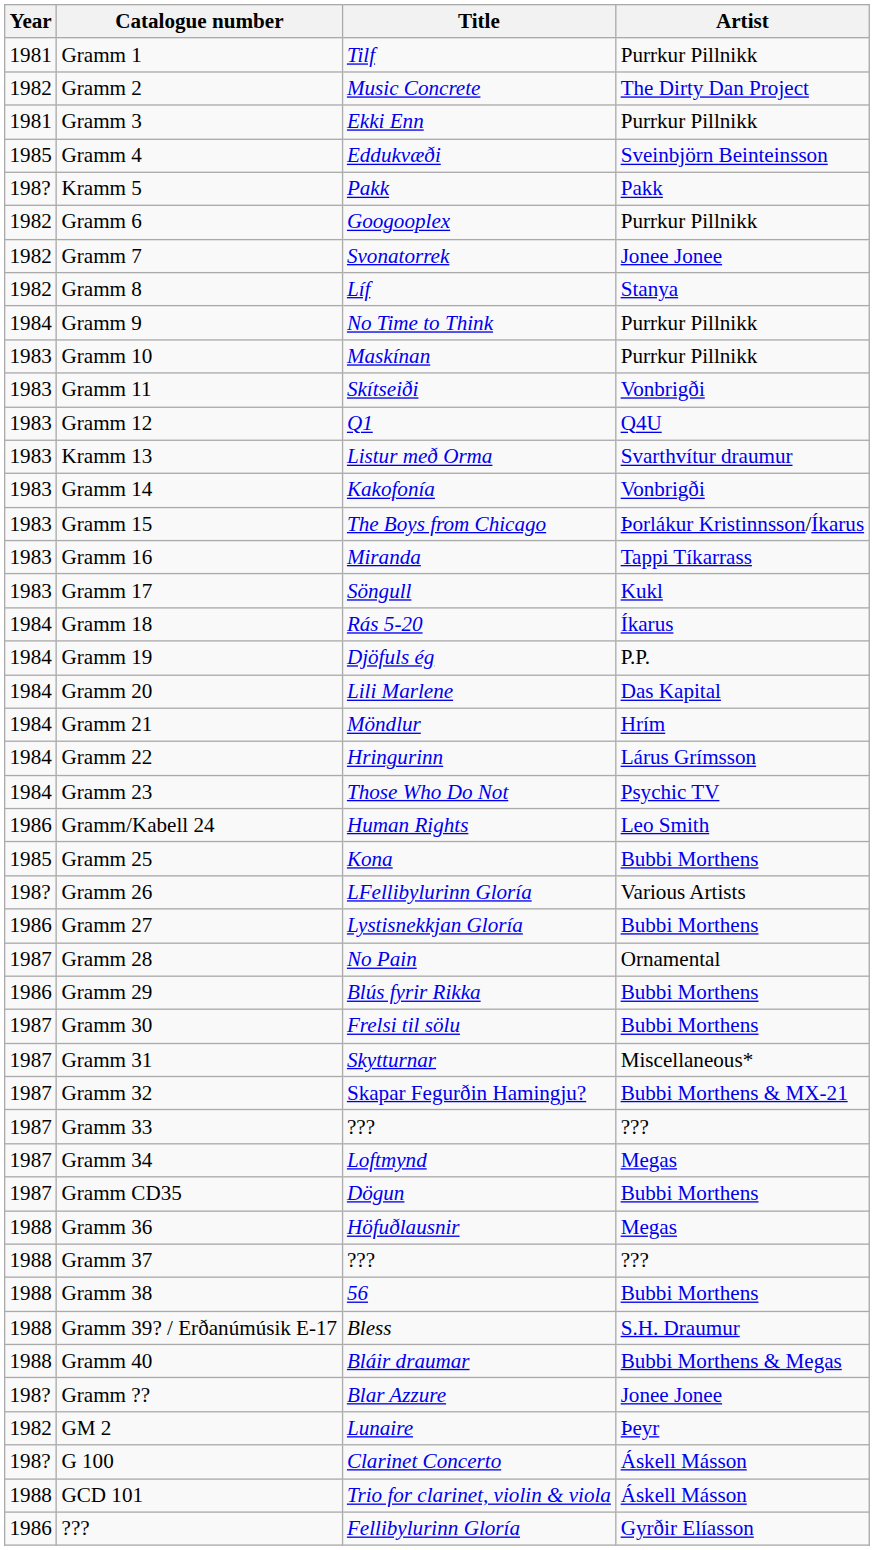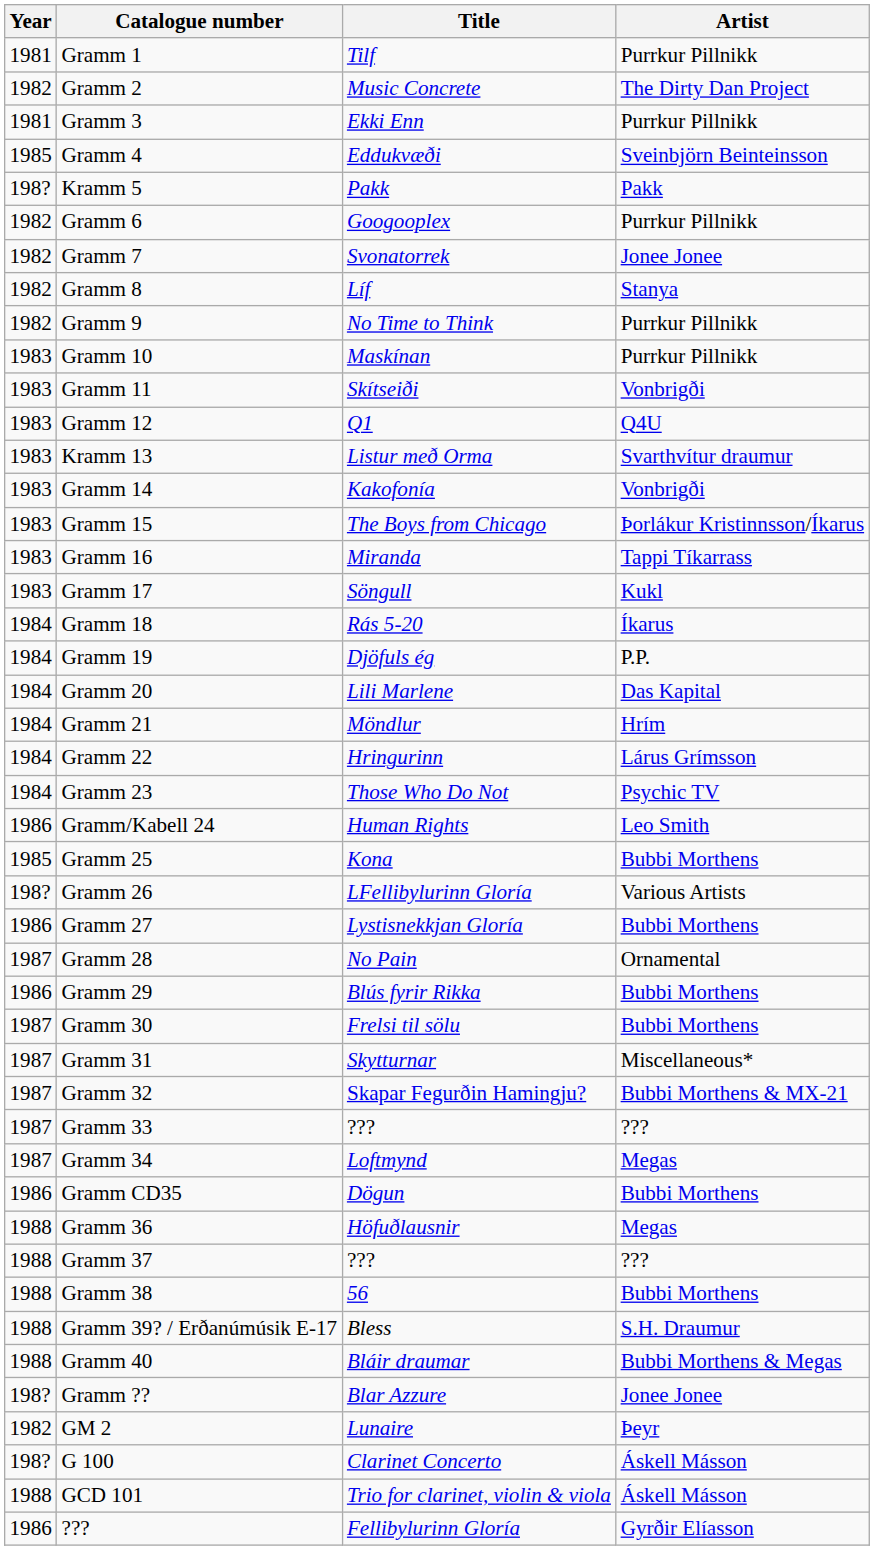(31, 322) 1984 -> (31, 322) 1982
(31, 1193) 1987 -> (31, 1193) 1986
